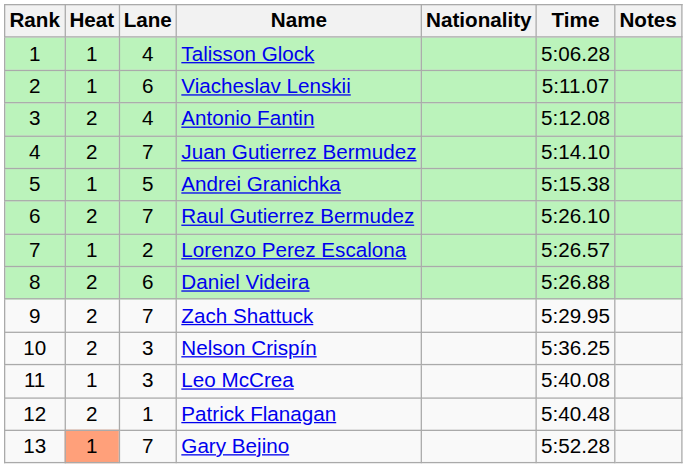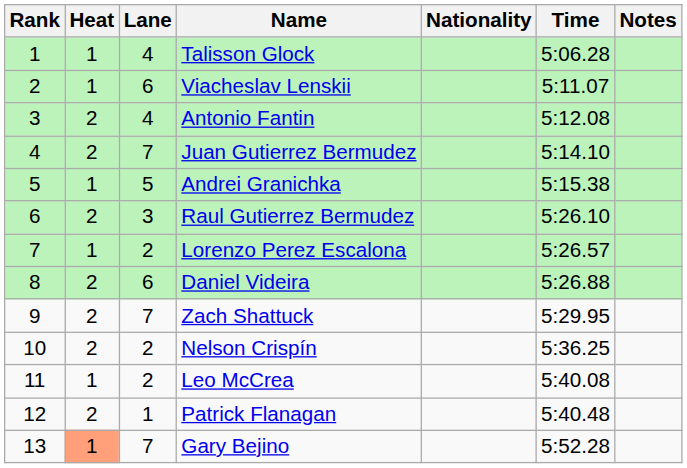(148, 217) 7 -> (148, 217) 3
(148, 348) 3 -> (148, 348) 2
(148, 380) 3 -> (148, 380) 2
